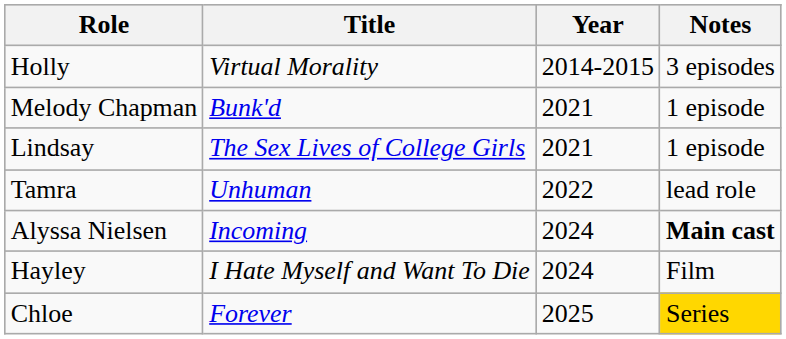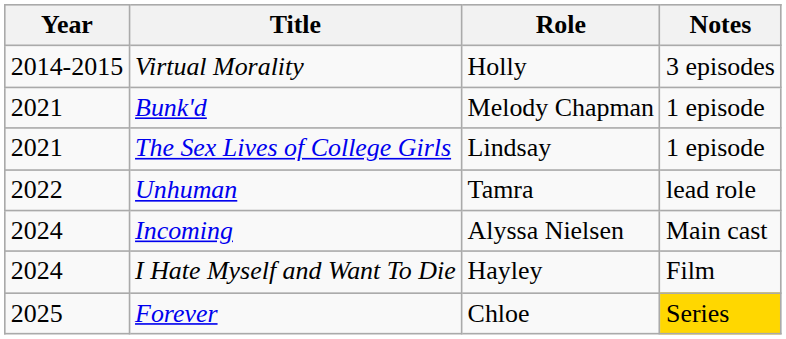columns swapped: (598, 25) <-> (104, 25)
(720, 230) bold -> (717, 230) normal
